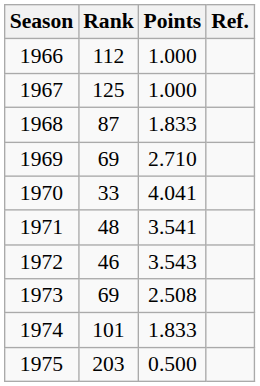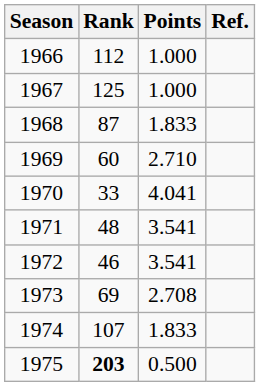(108, 158) 69 -> (108, 158) 60
(172, 261) 3.543 -> (172, 261) 3.541
(172, 295) 2.508 -> (172, 295) 2.708
(108, 329) 101 -> (108, 329) 107
(108, 364) normal -> (108, 364) bold
